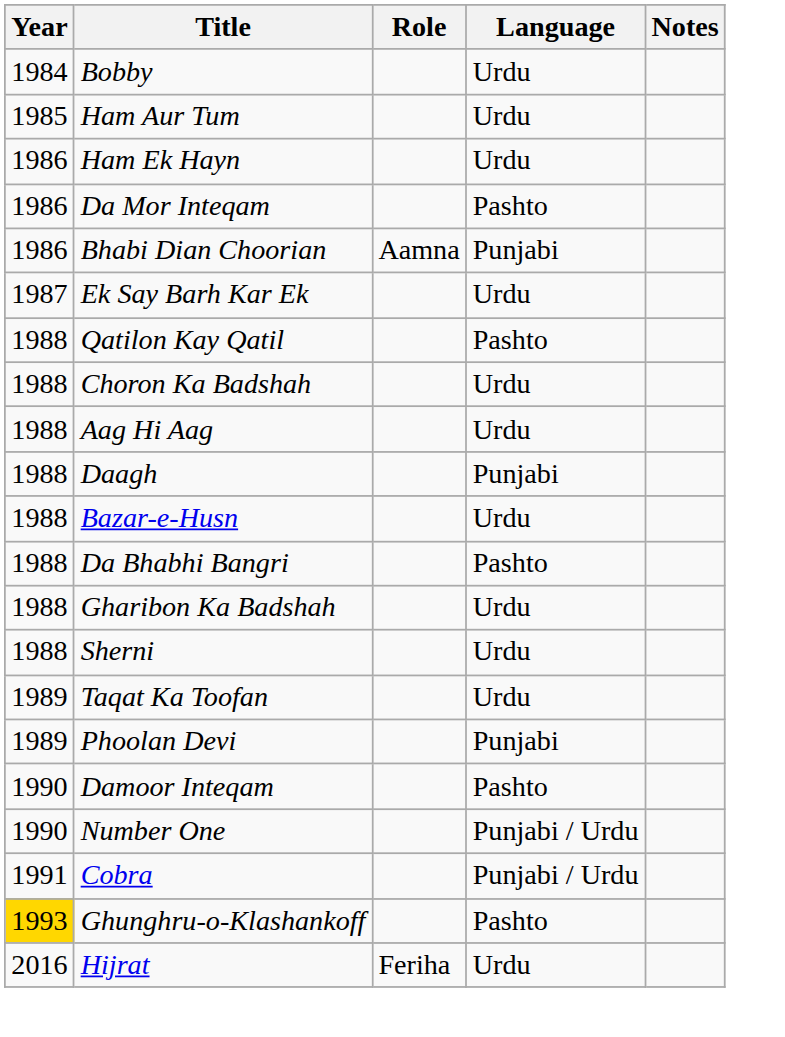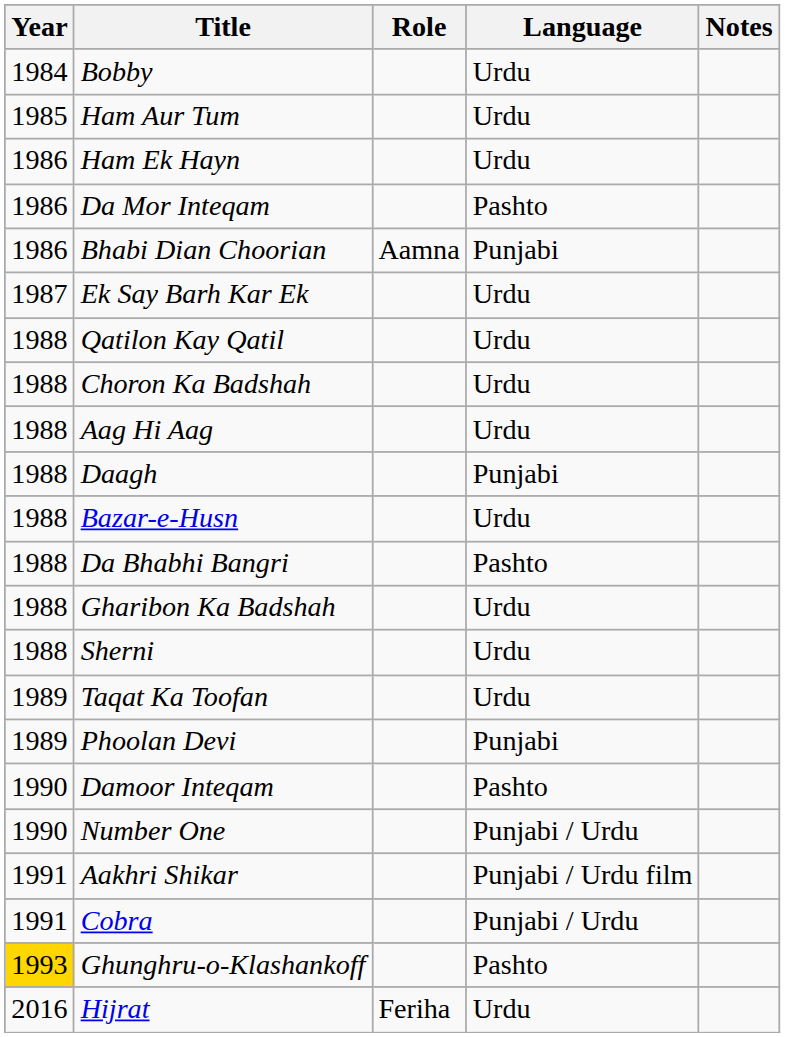(510, 339) Pashto -> (502, 339) Urdu
+ row: (159, 875)
